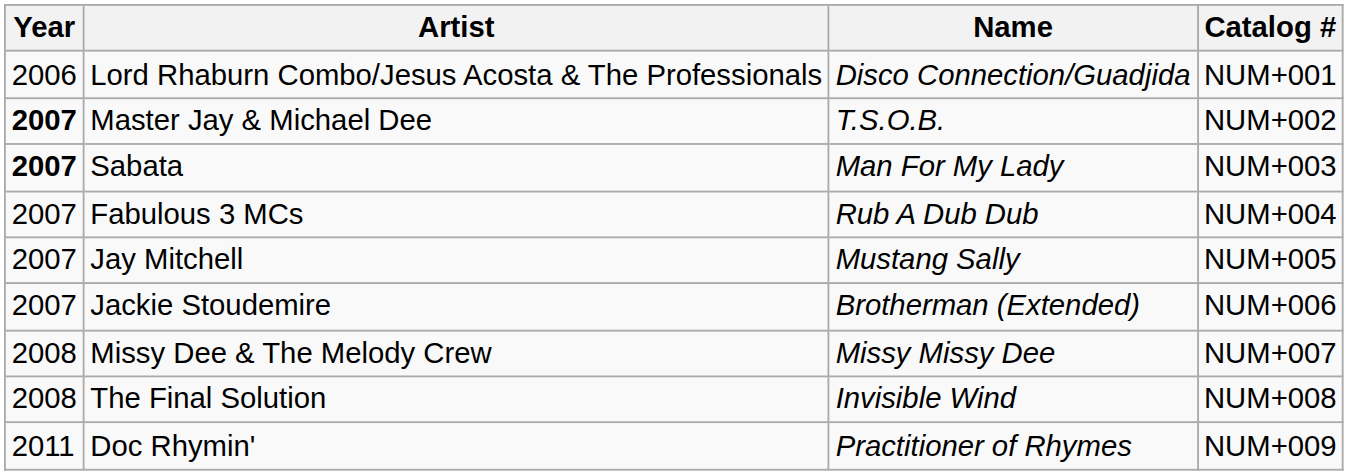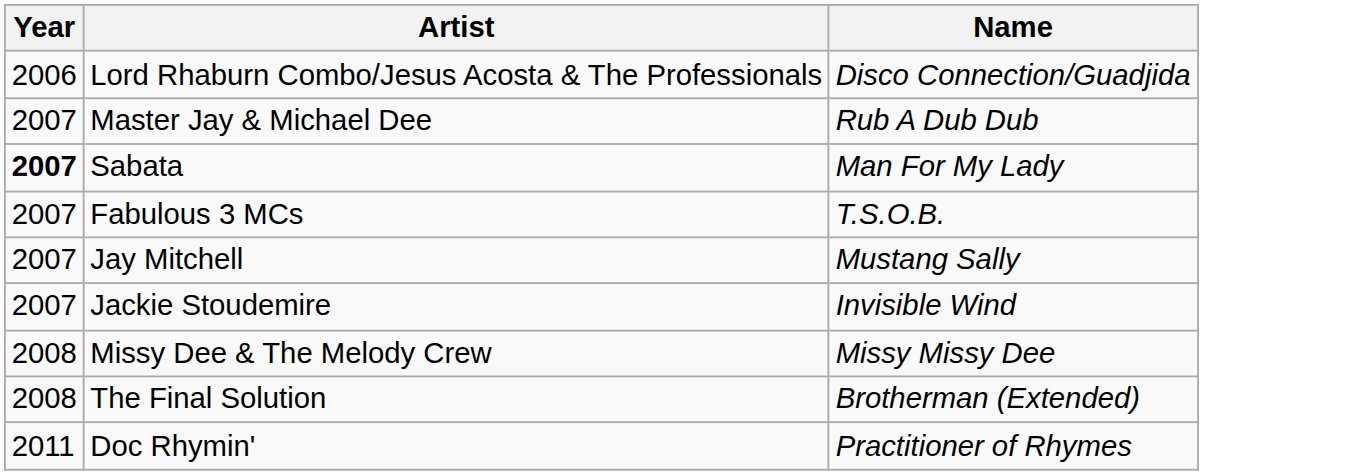- column: (1270, 27)
(44, 120) bold -> (44, 120) normal
(890, 120) T.S.O.B. -> (937, 120) Rub A Dub Dub
(937, 213) Rub A Dub Dub -> (890, 213) T.S.O.B.
(988, 306) Brotherman (Extended) -> (926, 306) Invisible Wind
(926, 399) Invisible Wind -> (988, 399) Brotherman (Extended)
